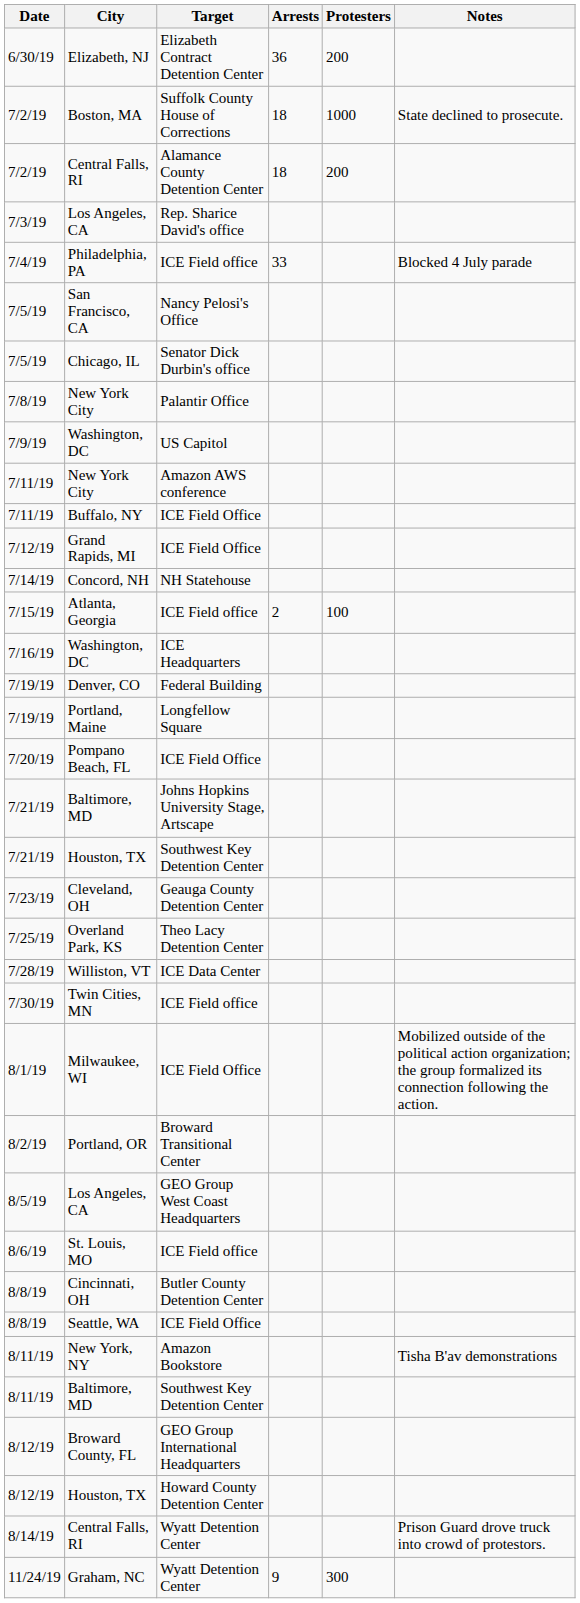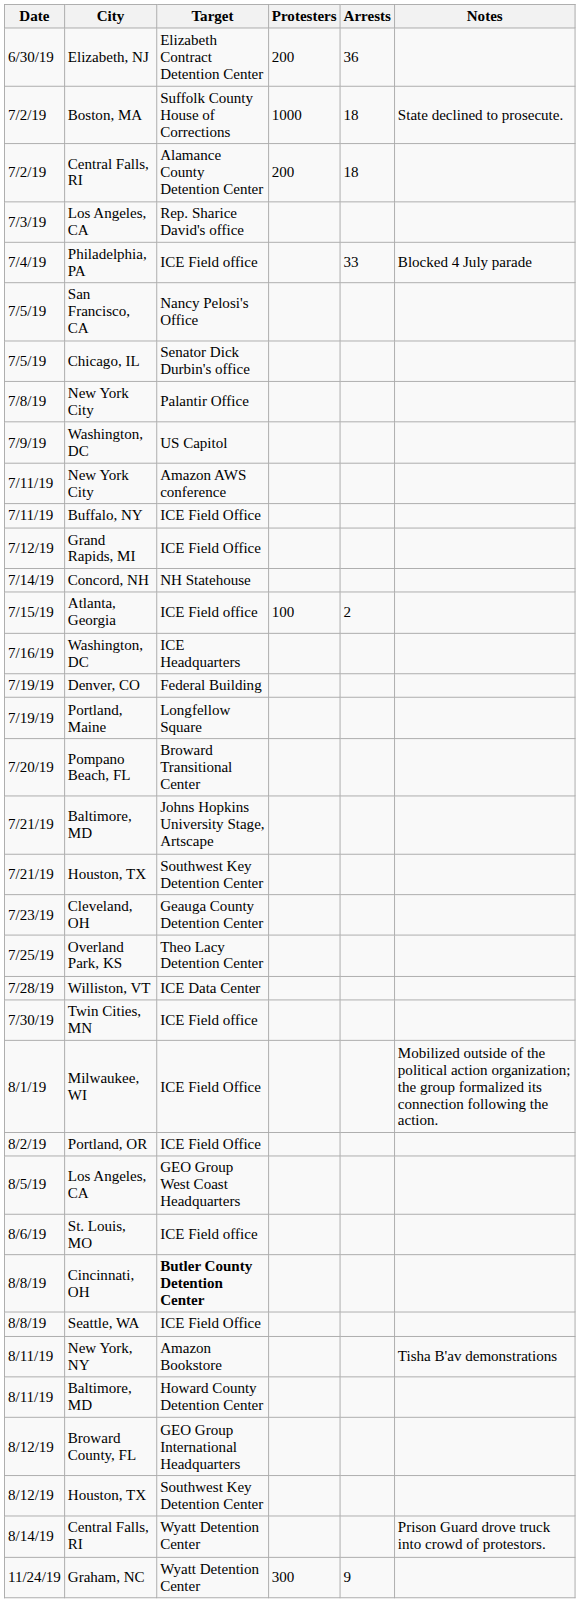columns swapped: (358, 16) <-> (295, 16)
(211, 758) ICE Field Office -> (196, 767) Broward Transitional Center
(196, 1144) Broward Transitional Center -> (211, 1144) ICE Field Office
(212, 1291) normal -> (206, 1283) bold
(212, 1397) Southwest Key Detention Center -> (212, 1397) Howard County Detention Center
(212, 1495) Howard County Detention Center -> (212, 1495) Southwest Key Detention Center
